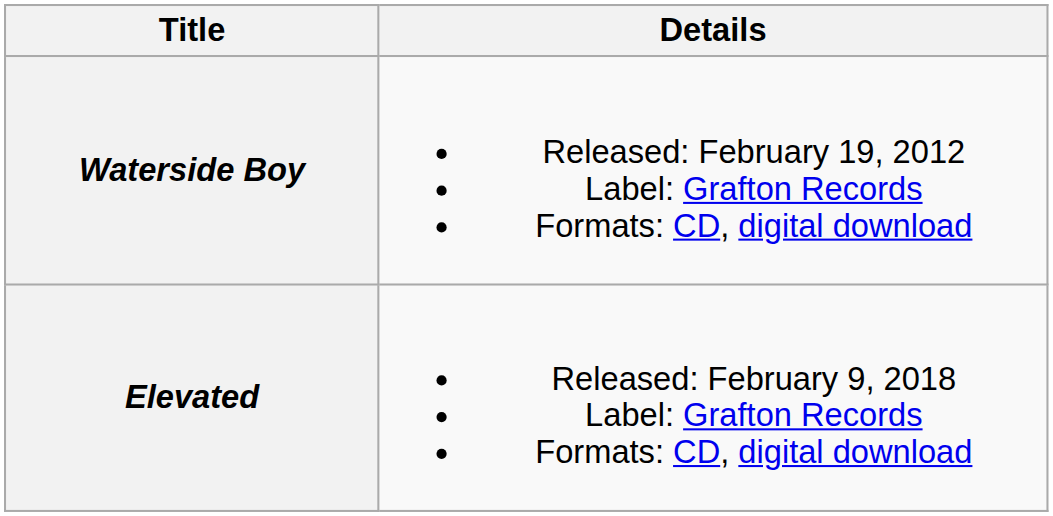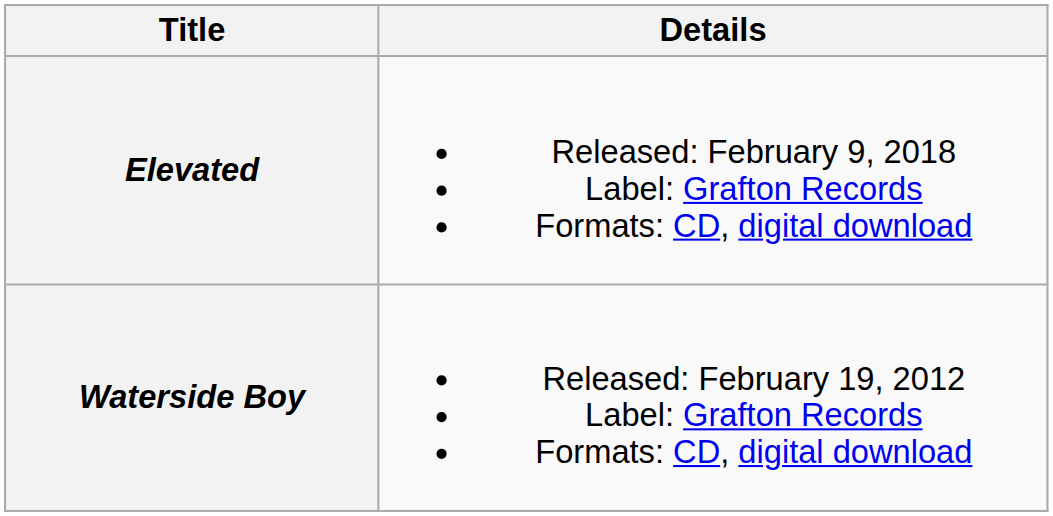rows swapped: (192, 169) <-> (192, 397)
